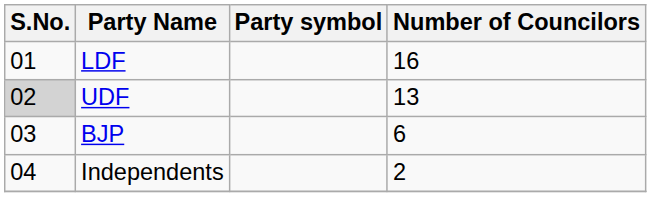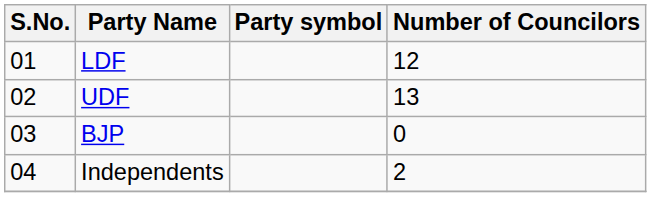(406, 60) 16 -> (406, 60) 12
(23, 97) lightgrey background -> (23, 97) no background
(400, 135) 6 -> (400, 135) 0
